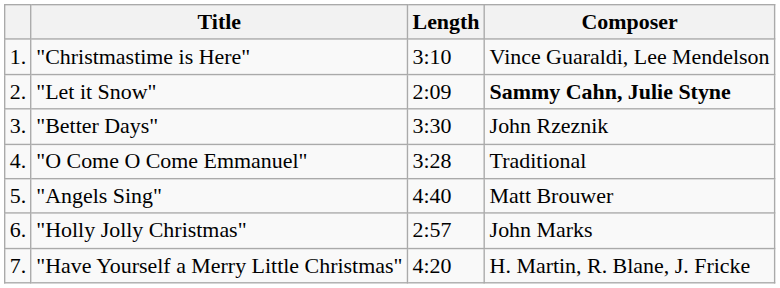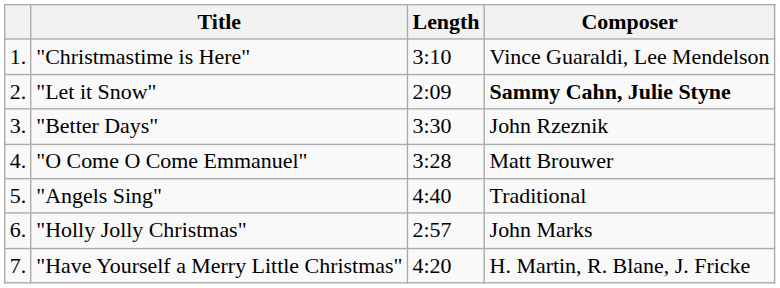(538, 160) Traditional -> (551, 160) Matt Brouwer
(551, 195) Matt Brouwer -> (538, 195) Traditional
